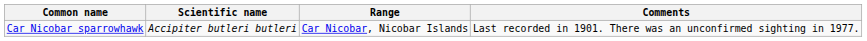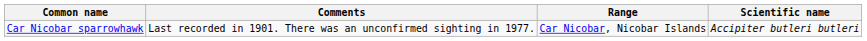columns swapped: (223, 12) <-> (666, 12)
